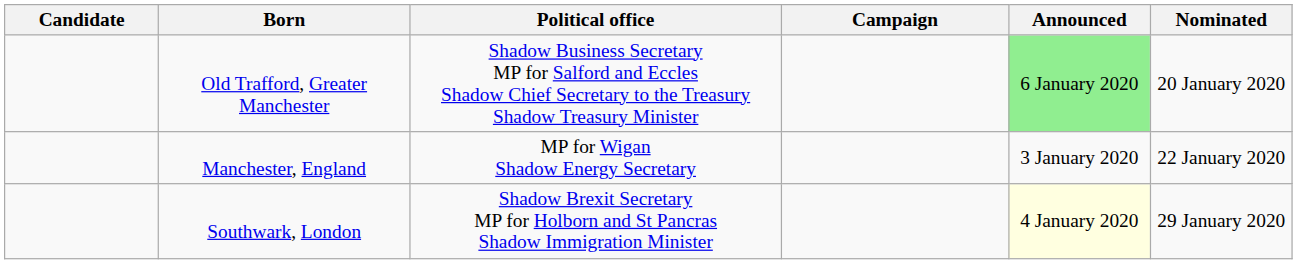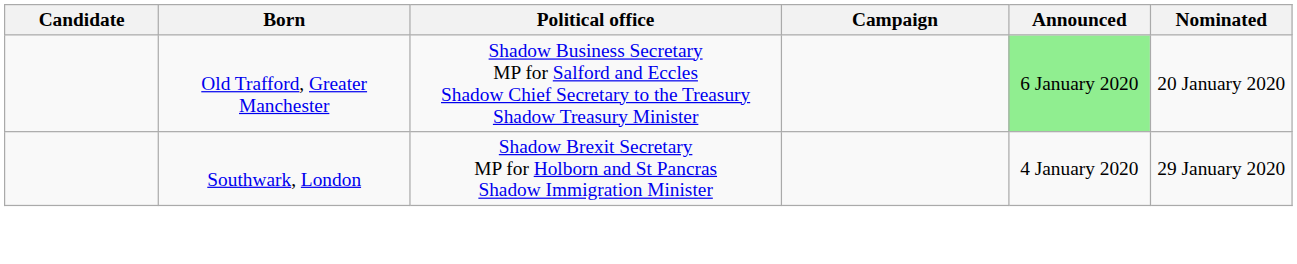- row: (284, 168)
(1079, 220) lightyellow background -> (1079, 168) no background
